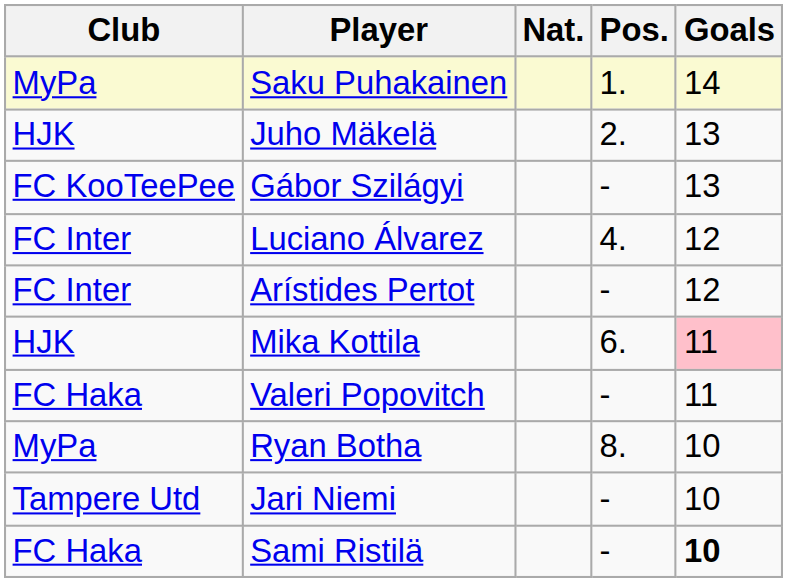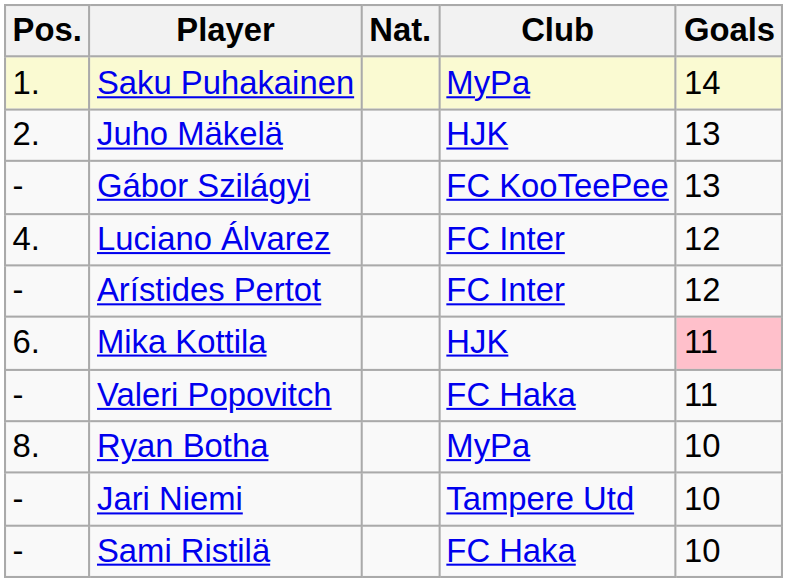columns swapped: (634, 30) <-> (124, 30)
(702, 550) bold -> (702, 550) normal
